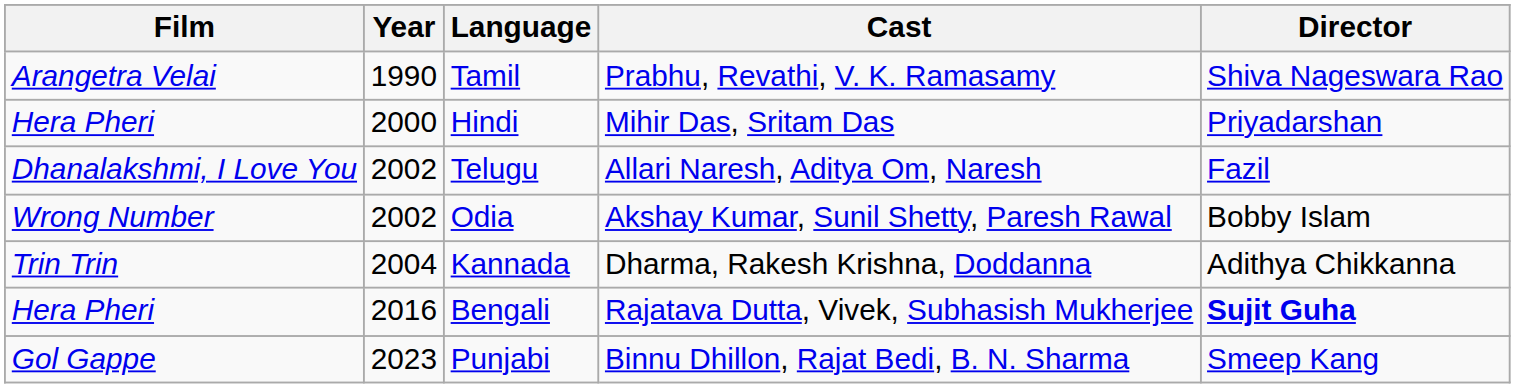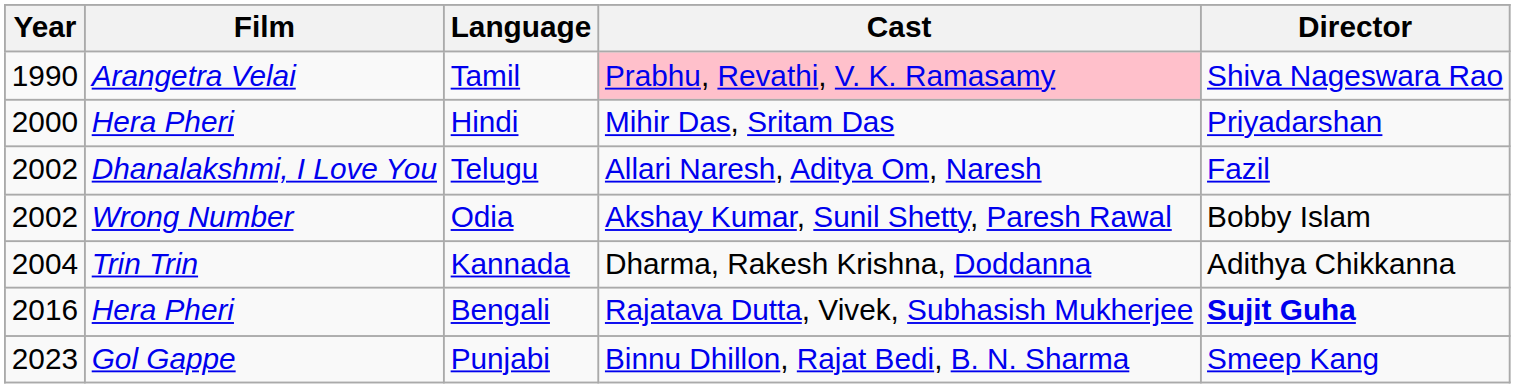columns swapped: (404, 28) <-> (184, 28)
(830, 75) no background -> (830, 75) pink background
